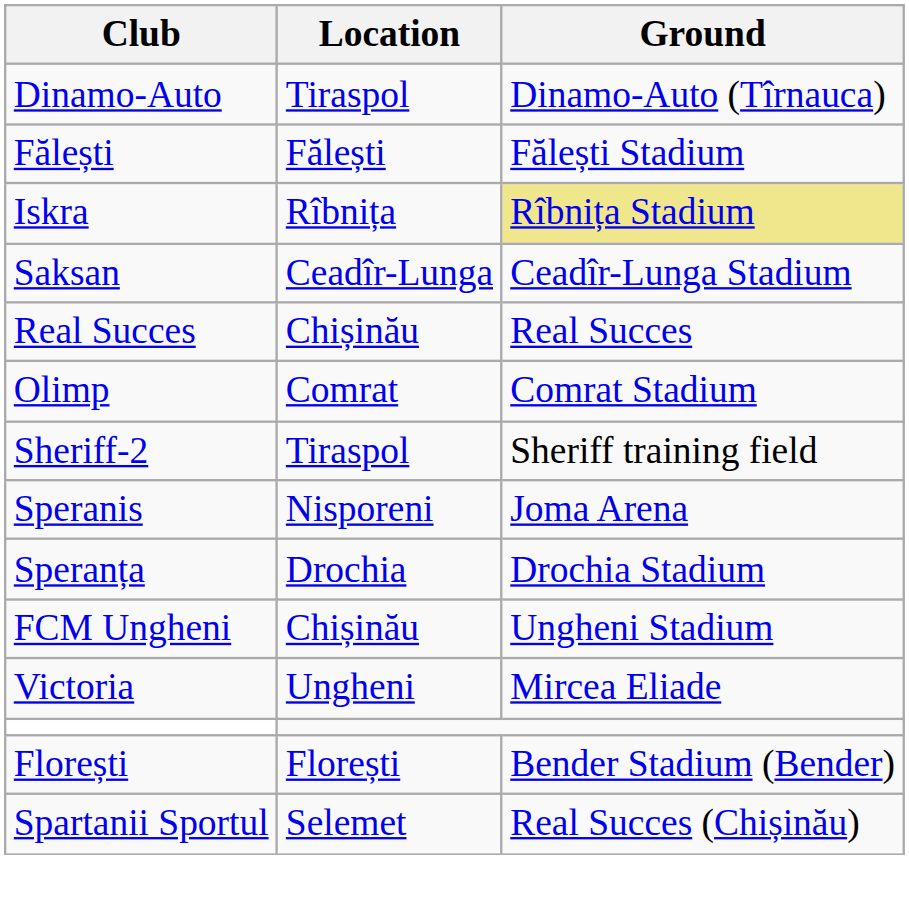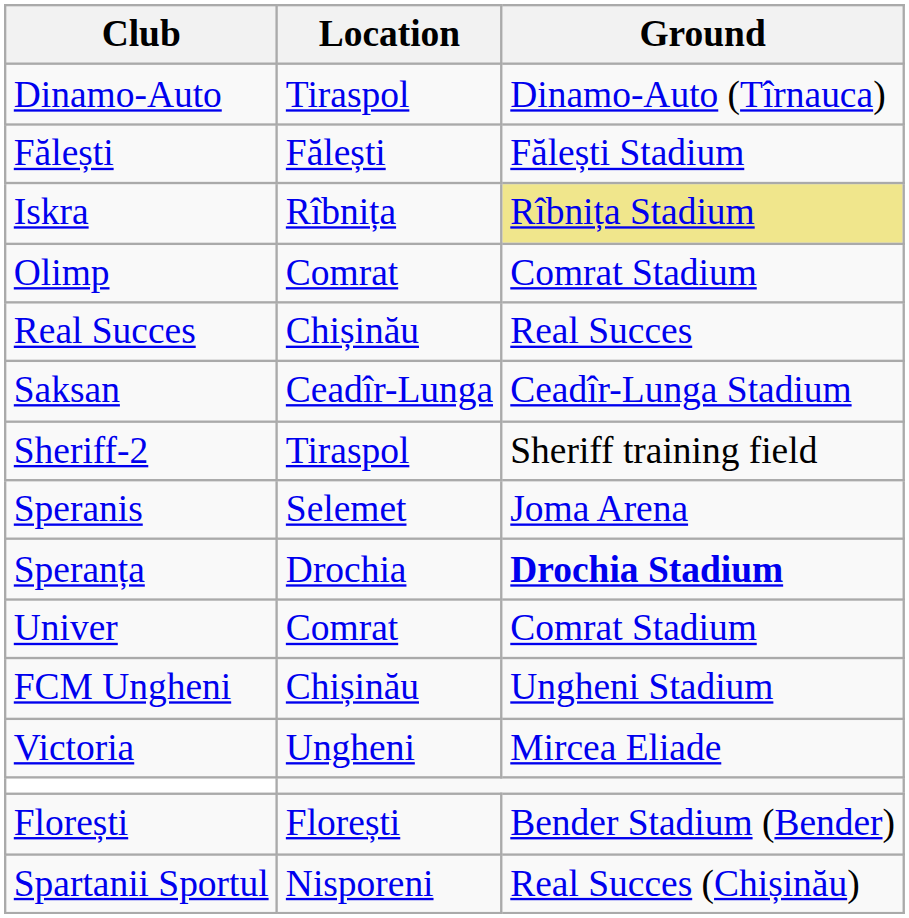rows swapped: (62, 390) <-> (67, 271)
(360, 509) Nisporeni -> (346, 509) Selemet
(638, 568) normal -> (647, 568) bold
+ row: (66, 627)
(346, 823) Selemet -> (360, 882) Nisporeni
